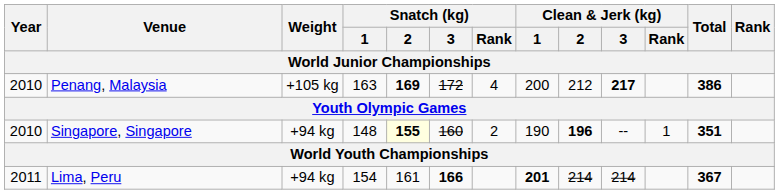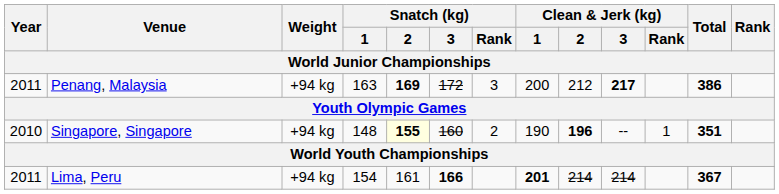(26, 85) 2010 -> (26, 85) 2011
(312, 85) +105 kg -> (312, 85) +94 kg
(494, 85) 4 -> (494, 85) 3
